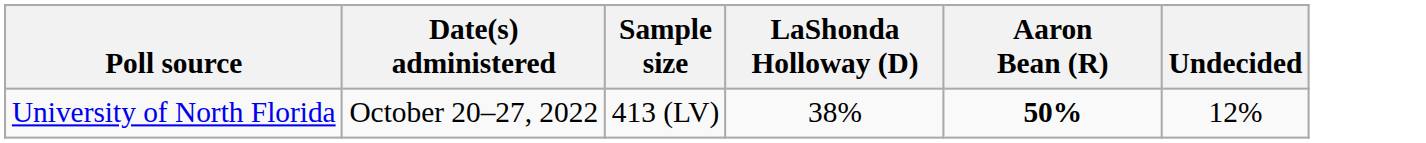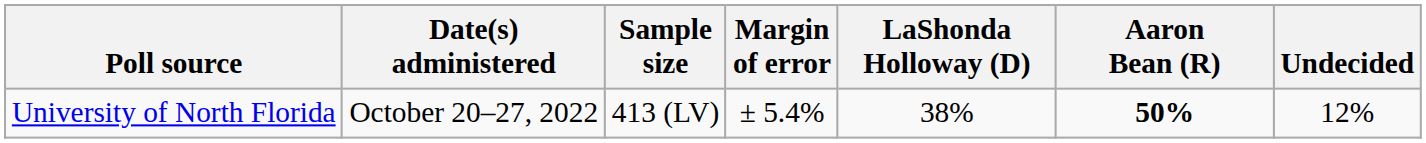+ column: (782, 46)
